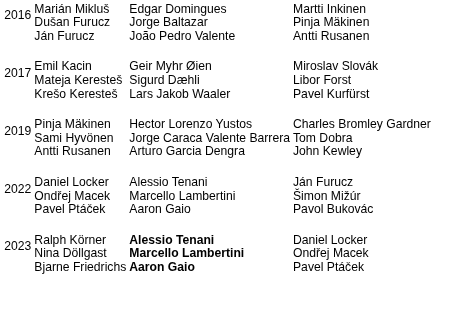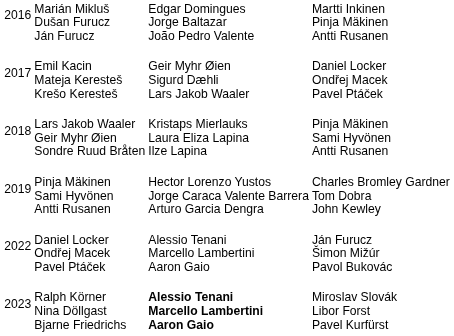(336, 80) Miroslav Slovák Libor Forst Pavel Kurfürst -> (350, 80) Daniel Locker Ondřej Macek Pavel Ptáček
+ row: (90, 138)
(331, 253) Daniel Locker Ondřej Macek Pavel Ptáček -> (355, 311) Miroslav Slovák Libor Forst Pavel Kurfürst
